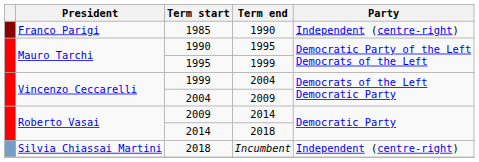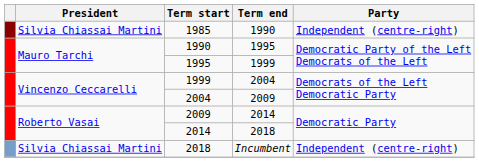(59, 30) Franco Parigi -> (90, 30) Silvia Chiassai Martini
